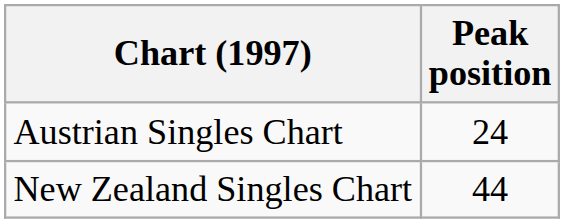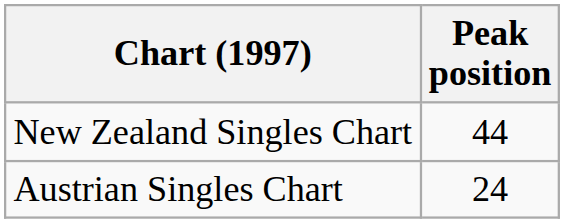rows swapped: (178, 131) <-> (213, 188)
